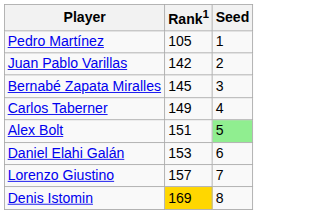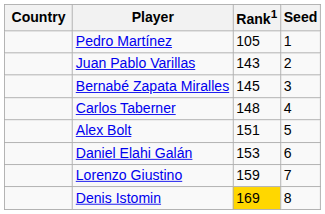+ column: (38, 17)
(180, 64) 142 -> (248, 64) 143
(180, 108) 149 -> (248, 108) 148
(220, 131) lightgreen background -> (288, 131) no background
(180, 175) 157 -> (248, 175) 159
